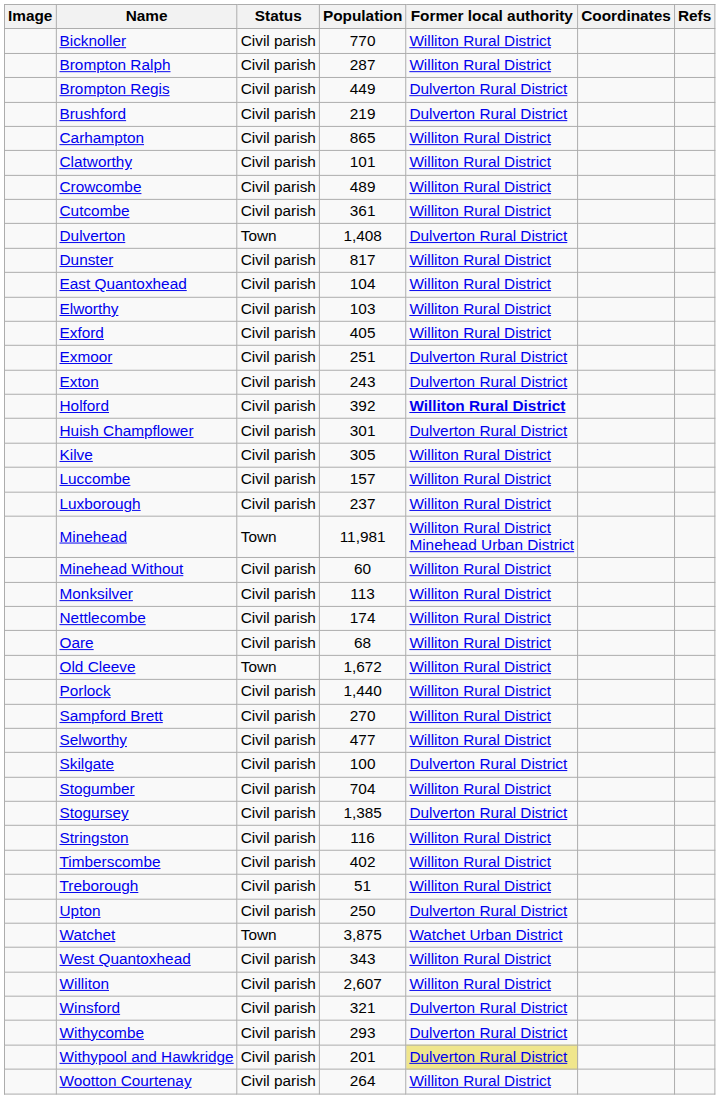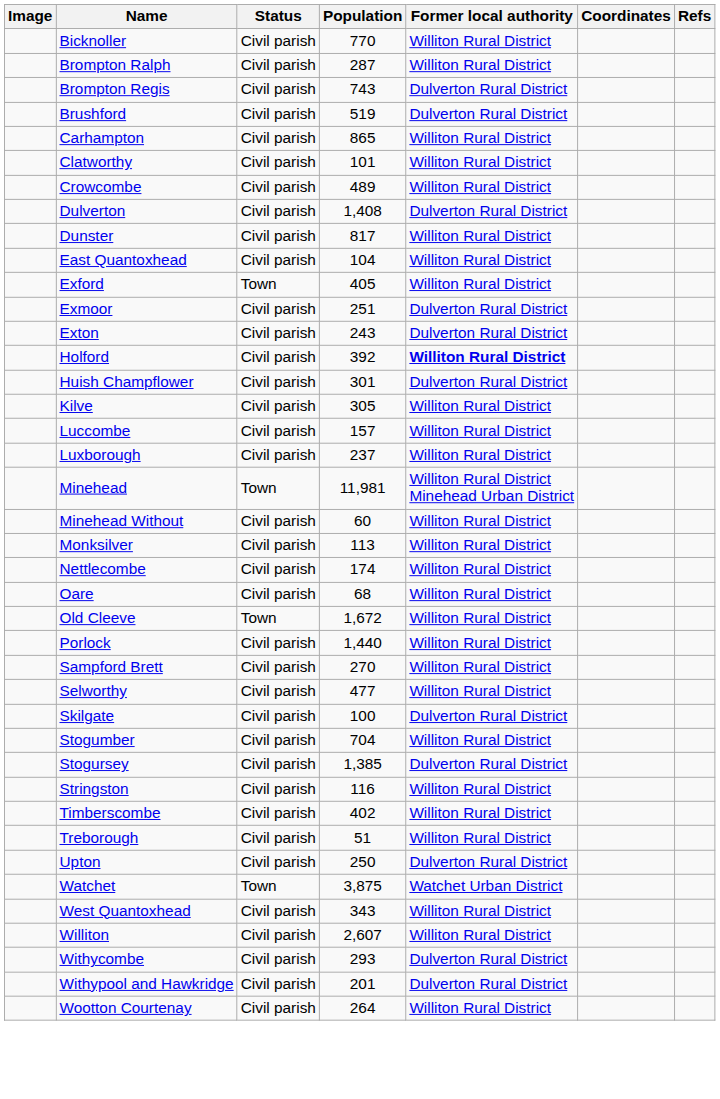(363, 89) 449 -> (363, 89) 743
(363, 114) 219 -> (363, 114) 519
- row: (95, 211)
(259, 235) Town -> (278, 211) Civil parish
- row: (89, 308)
(278, 333) Civil parish -> (259, 284) Town
- row: (90, 1008)
(488, 1057) khaki background -> (488, 983) no background
